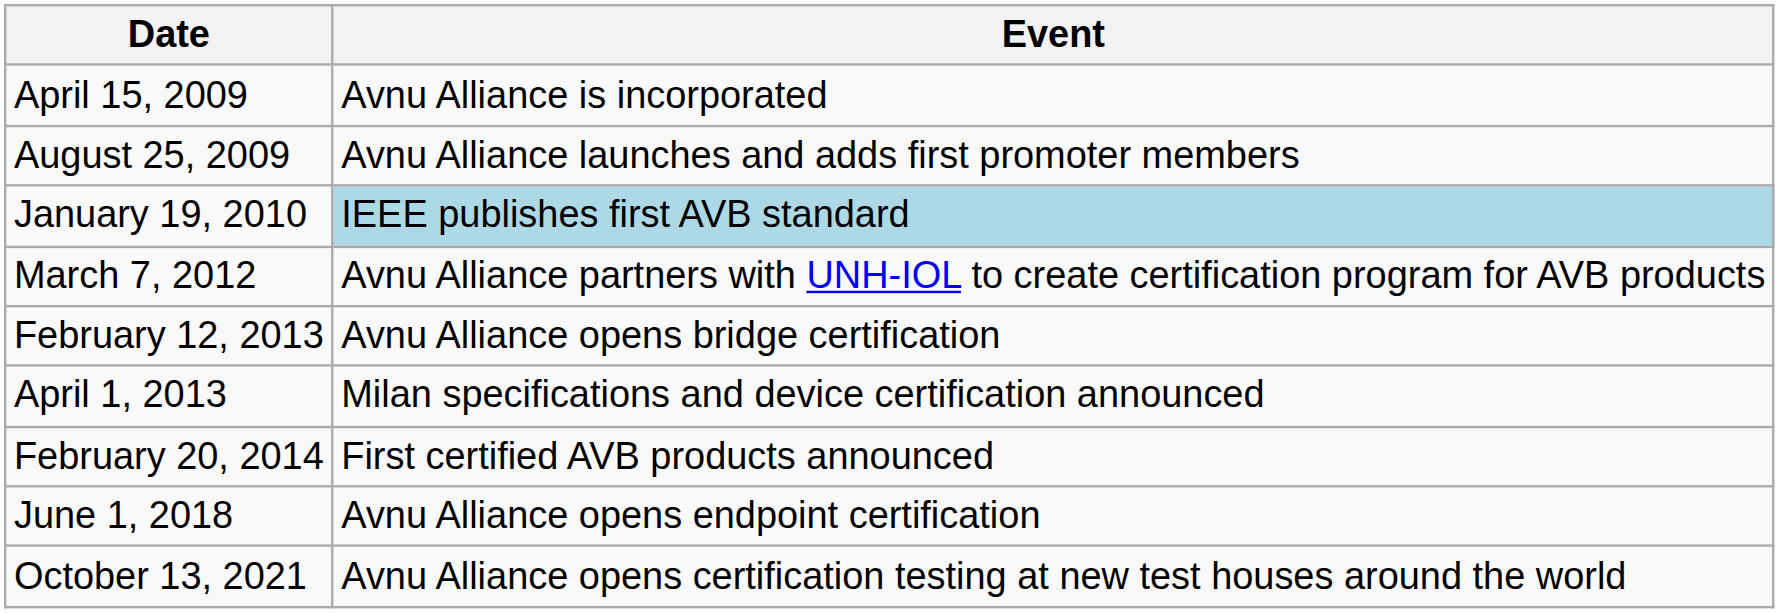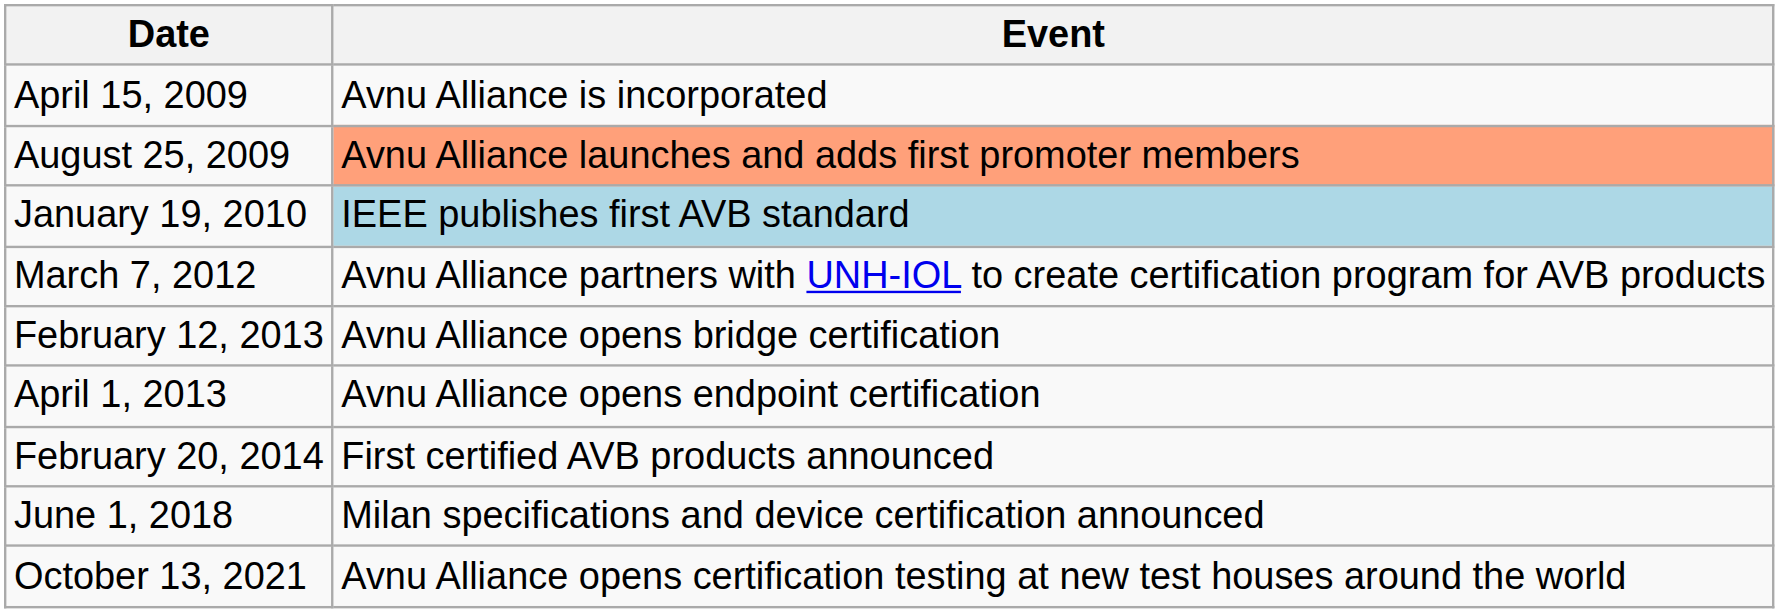(820, 154) no background -> (820, 154) lightsalmon background
(803, 395) Milan specifications and device certification announced -> (691, 395) Avnu Alliance opens endpoint certification
(691, 515) Avnu Alliance opens endpoint certification -> (803, 515) Milan specifications and device certification announced
